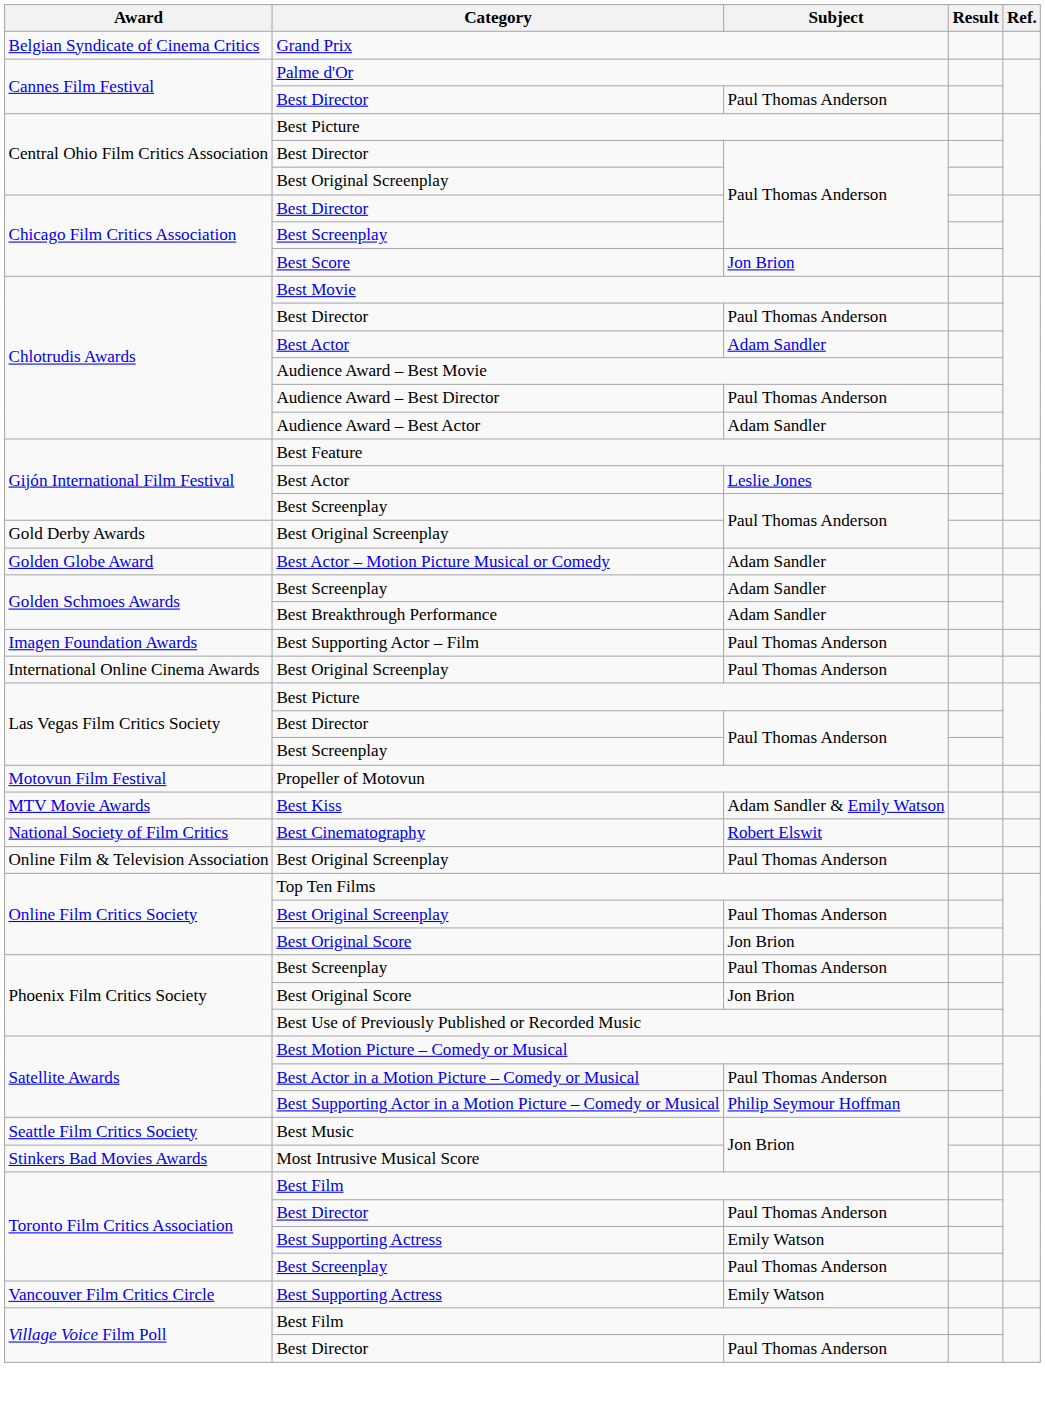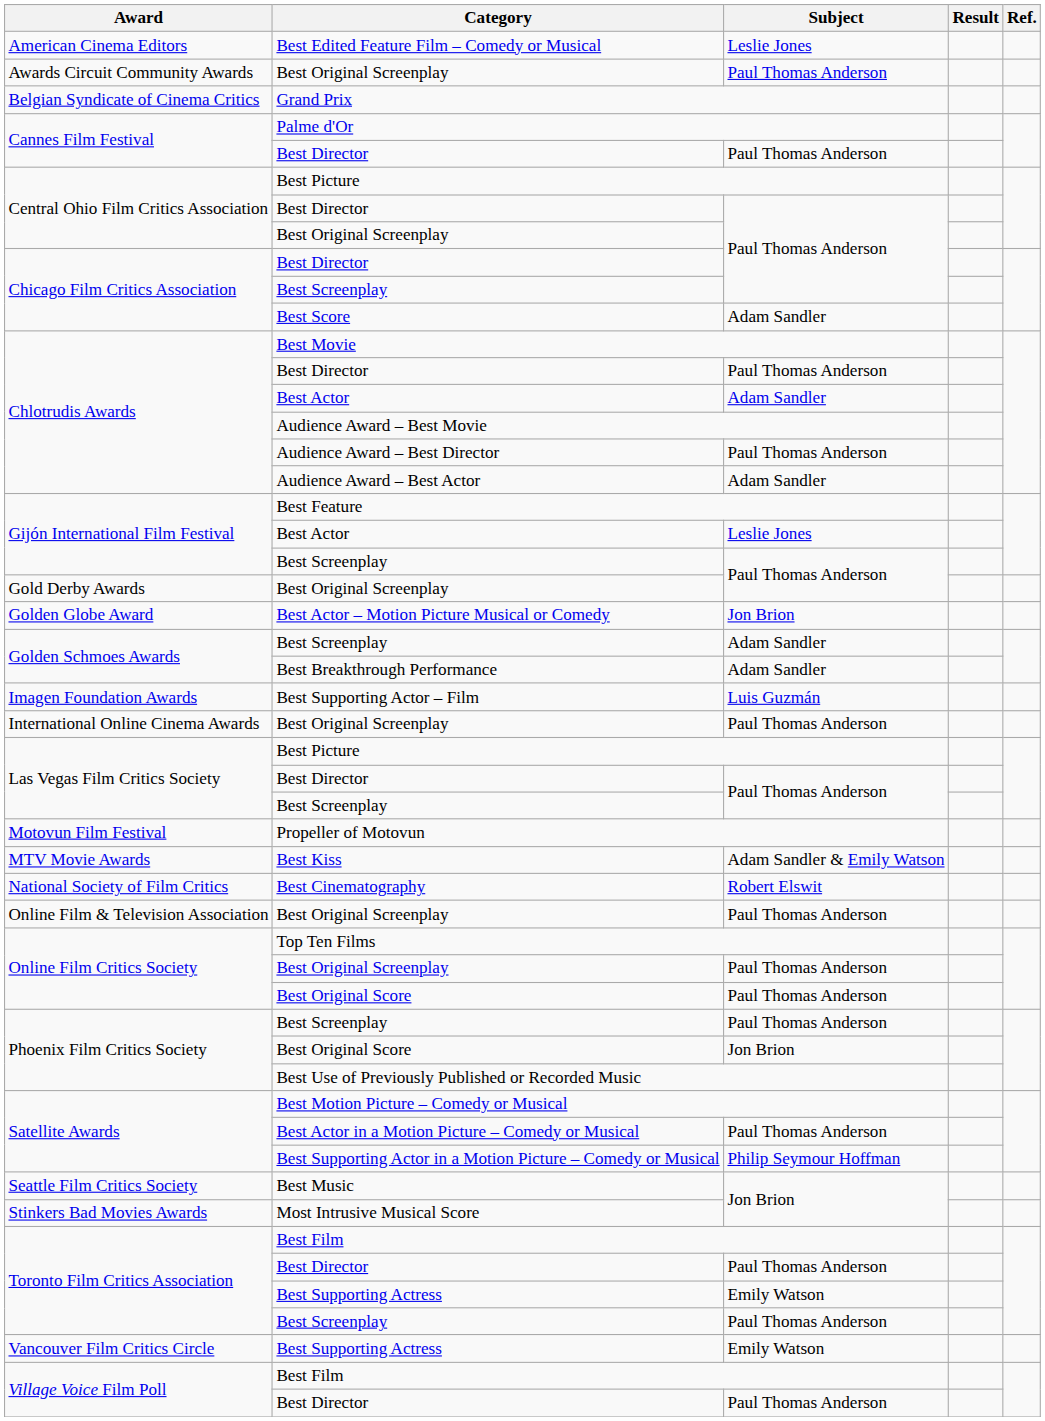+ row: (98, 45)
+ row: (131, 72)
(761, 262) Jon Brion -> (777, 316) Adam Sandler
(777, 561) Adam Sandler -> (761, 615) Jon Brion
(807, 642) Paul Thomas Anderson -> (774, 696) Luis Guzmán
(761, 941) Jon Brion -> (807, 995) Paul Thomas Anderson
